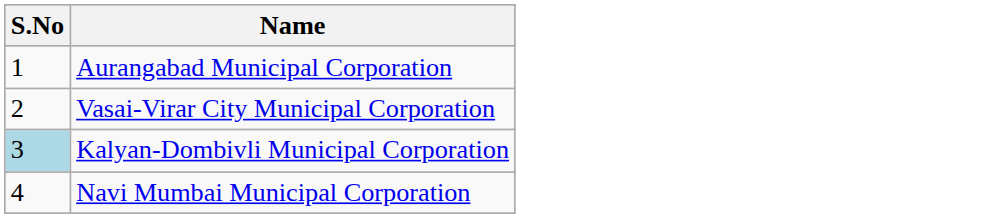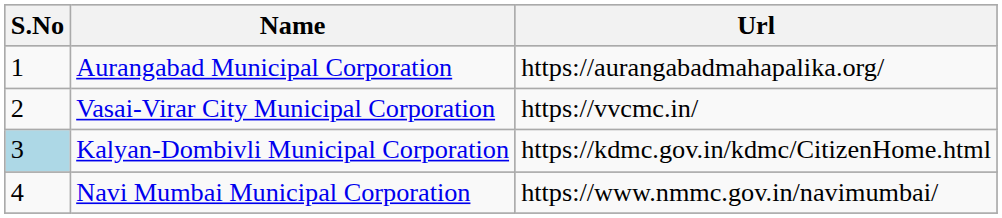+ column: (756, 25)
